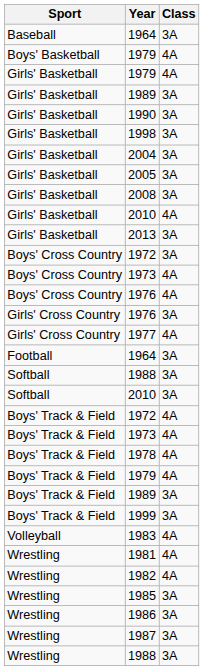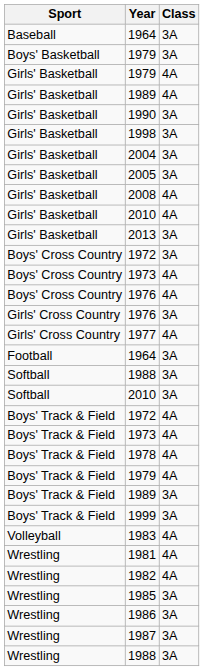(170, 54) 4A -> (170, 54) 3A
(170, 94) 3A -> (170, 94) 4A
(170, 194) 3A -> (170, 194) 4A
